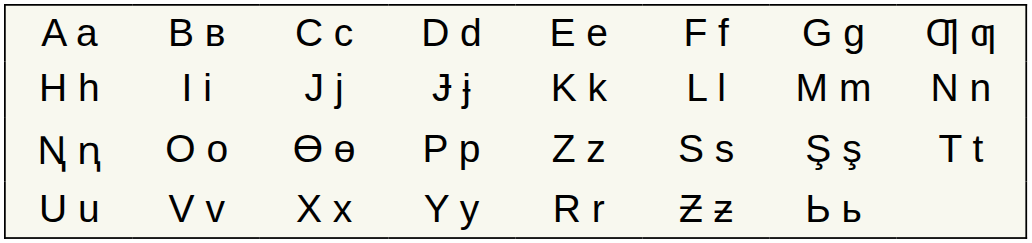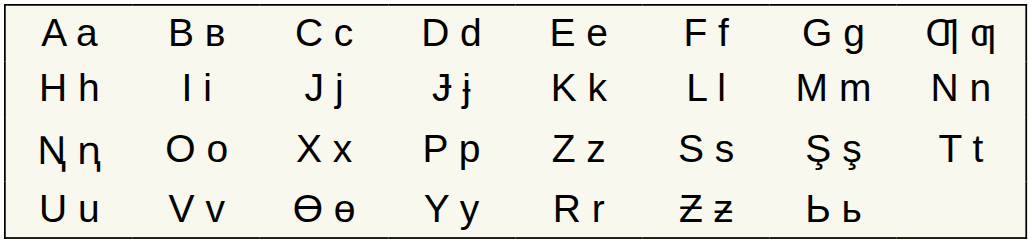(324, 148) Ө ө -> (324, 148) X x
(324, 208) X x -> (324, 208) Ө ө
